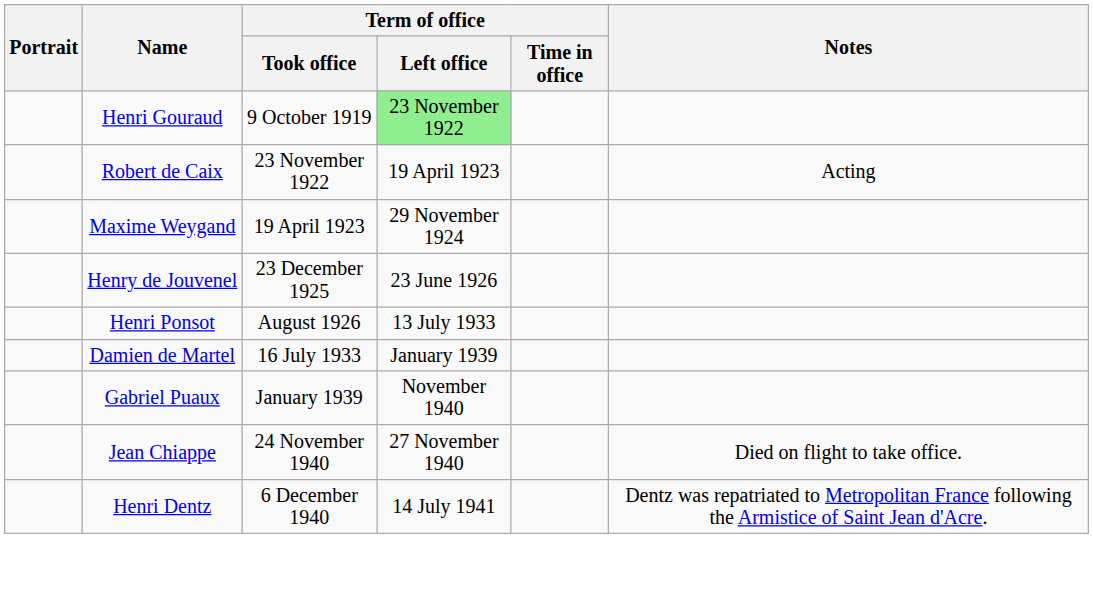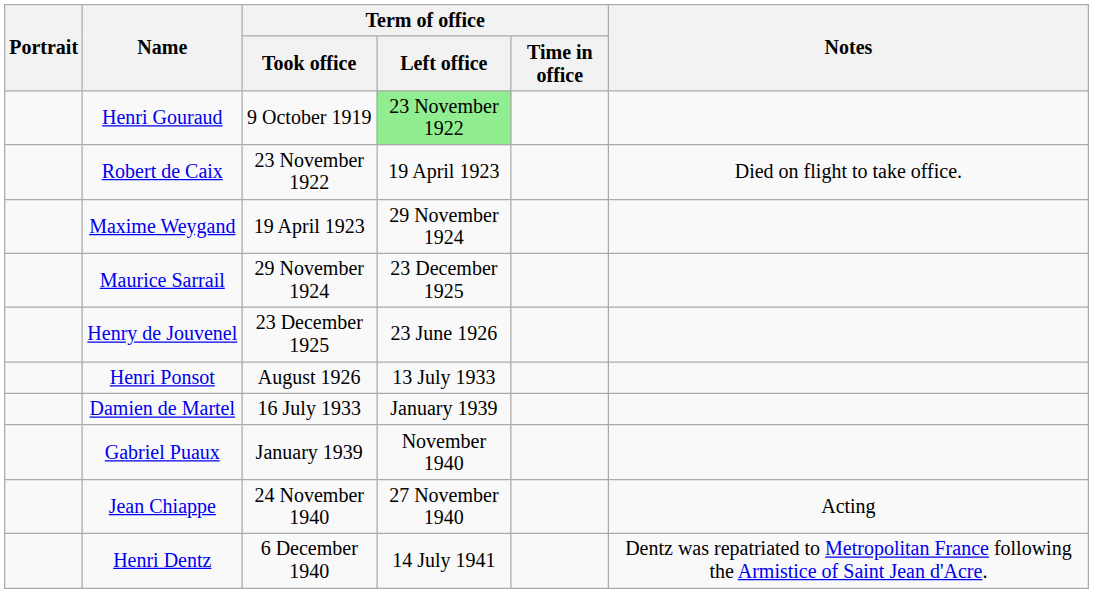(848, 171) Acting -> (848, 171) Died on flight to take office.
+ row: (162, 280)
(848, 452) Died on flight to take office. -> (848, 506) Acting
